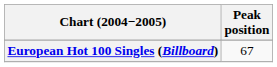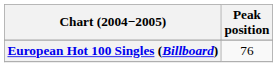(247, 51) 67 -> (247, 51) 76
